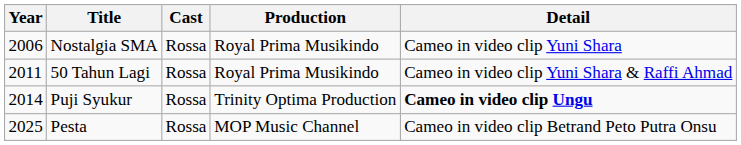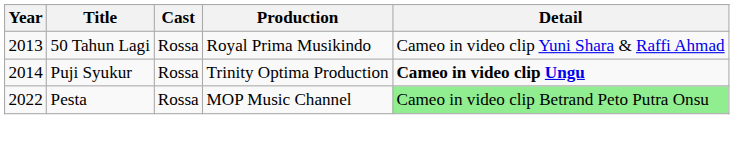- row: (104, 45)
(25, 72) 2011 -> (26, 45) 2013
(26, 126) 2025 -> (26, 99) 2022
(560, 126) no background -> (553, 99) lightgreen background
